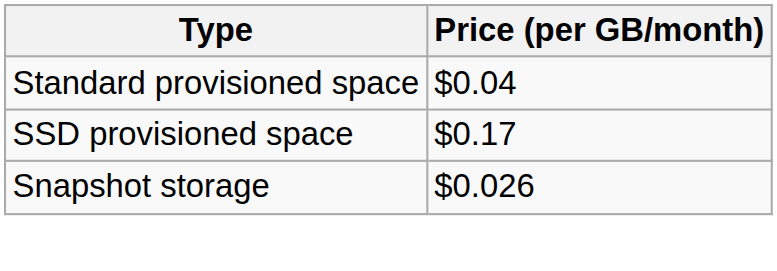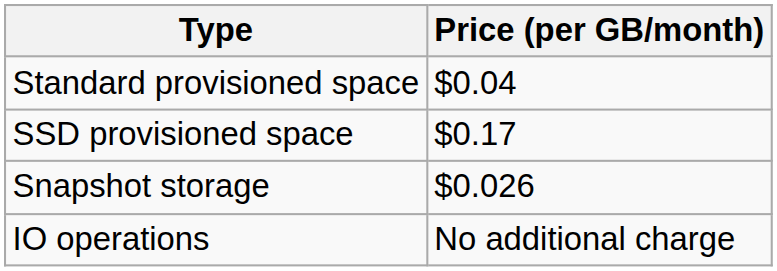+ row: (111, 238)
